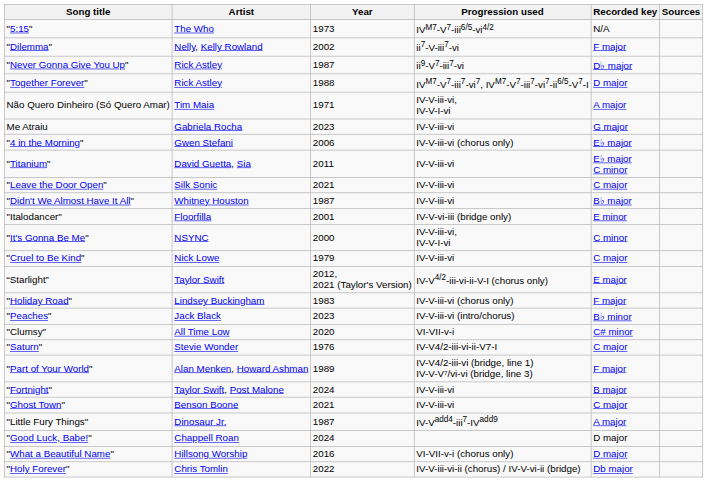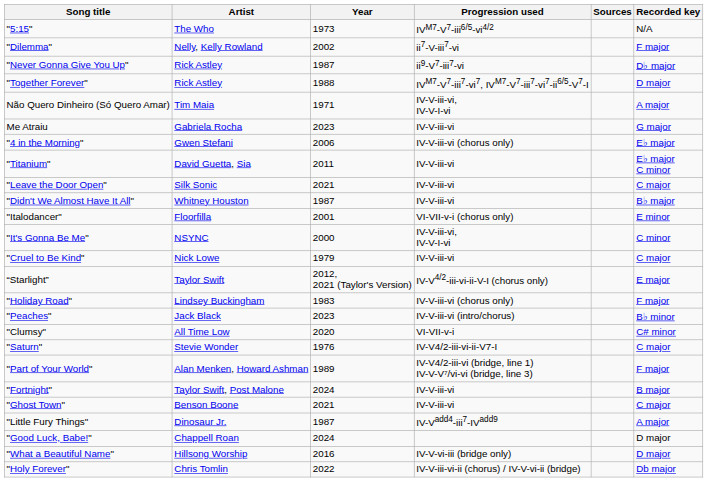columns swapped: (625, 12) <-> (681, 12)
(464, 216) IV-V-vi-iii (bridge only) -> (465, 216) VI-VII-v-i (chorus only)
(465, 454) VI-VII-v-i (chorus only) -> (464, 454) IV-V-vi-iii (bridge only)
